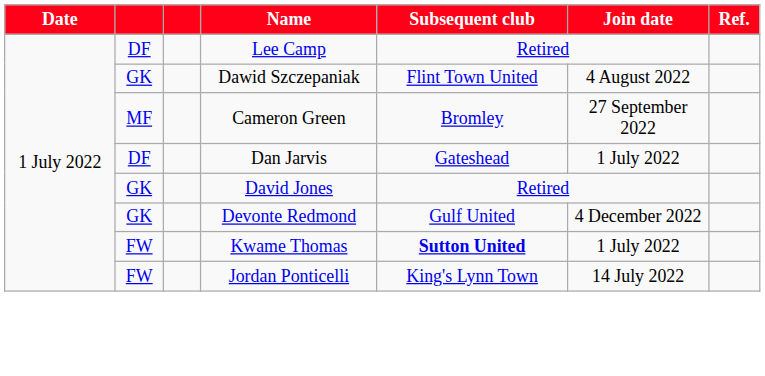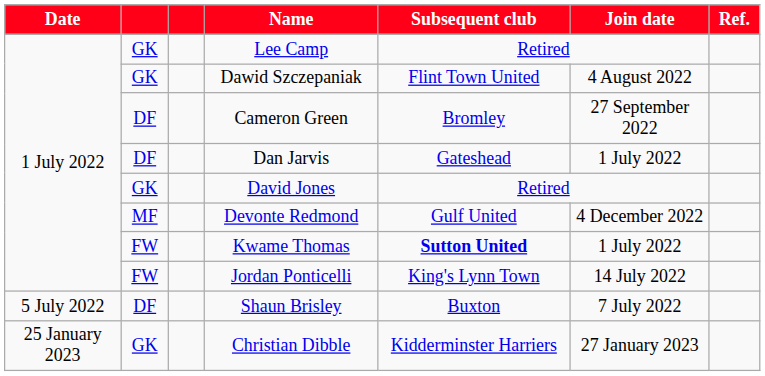(139, 49) DF -> (145, 49) GK
(139, 118) MF -> (145, 118) DF
(139, 217) GK -> (145, 217) MF
+ row: (291, 305)
+ row: (291, 345)
